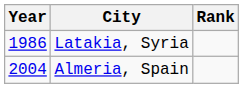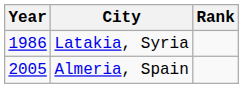(28, 70) 2004 -> (28, 70) 2005
